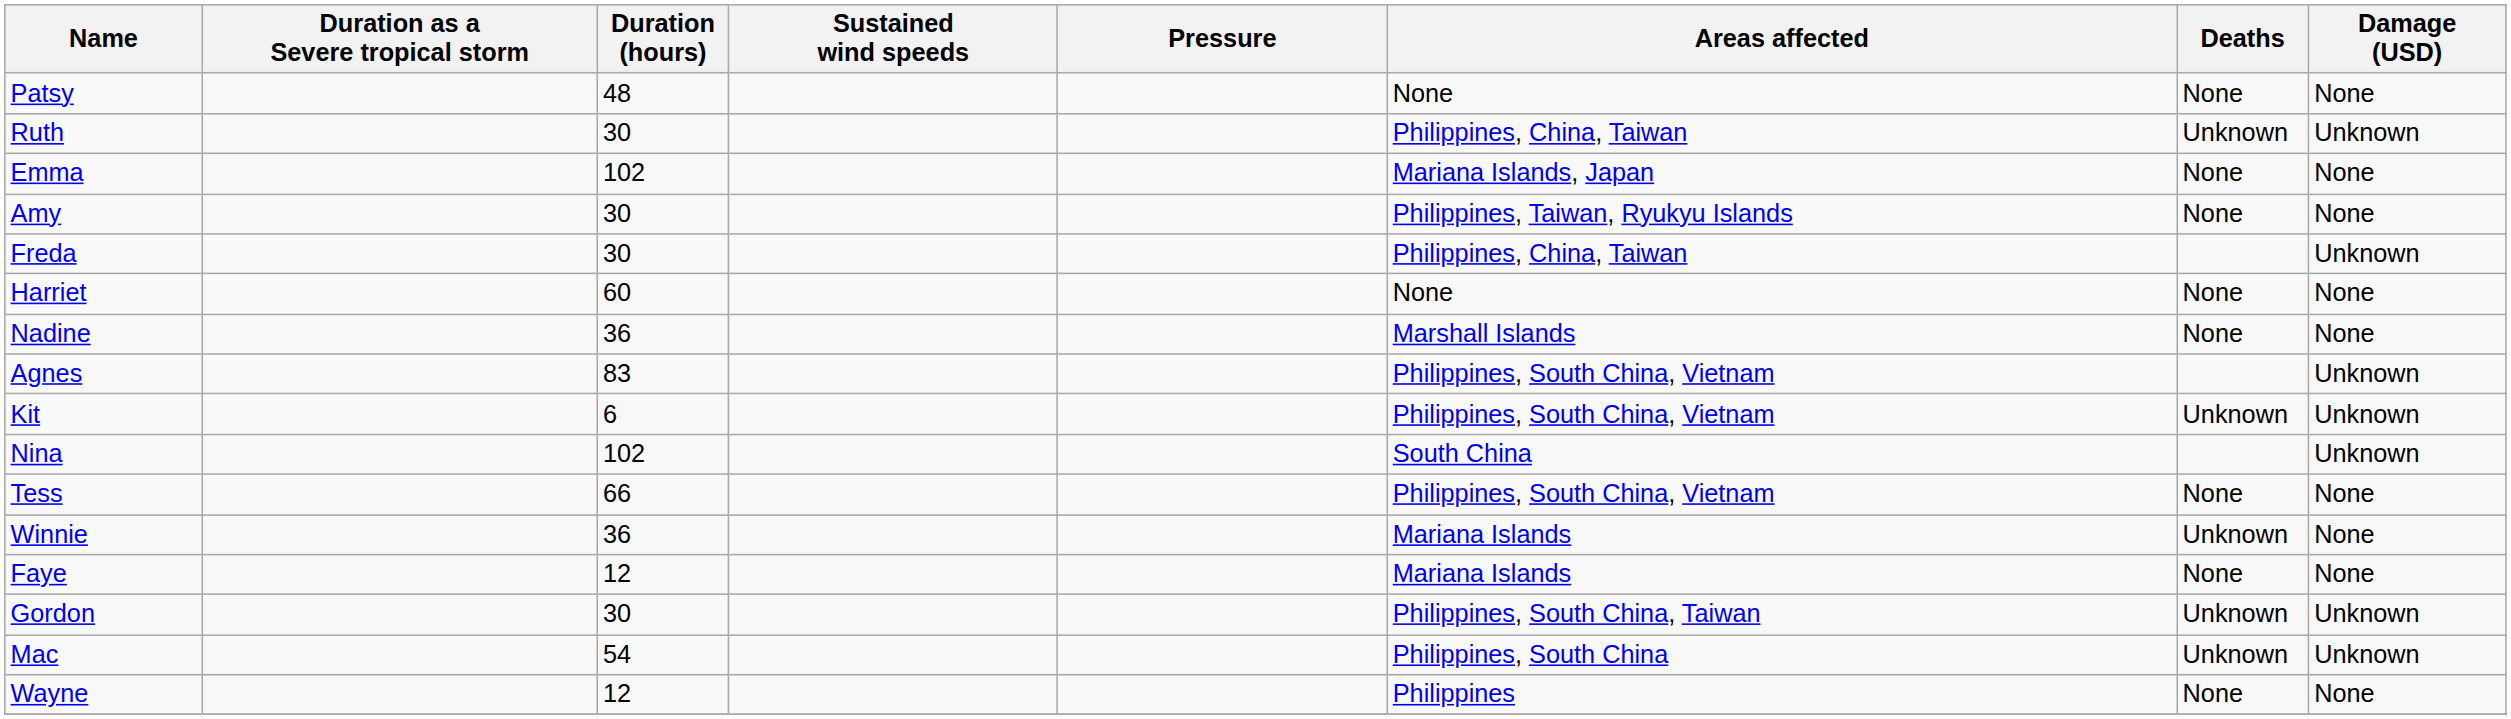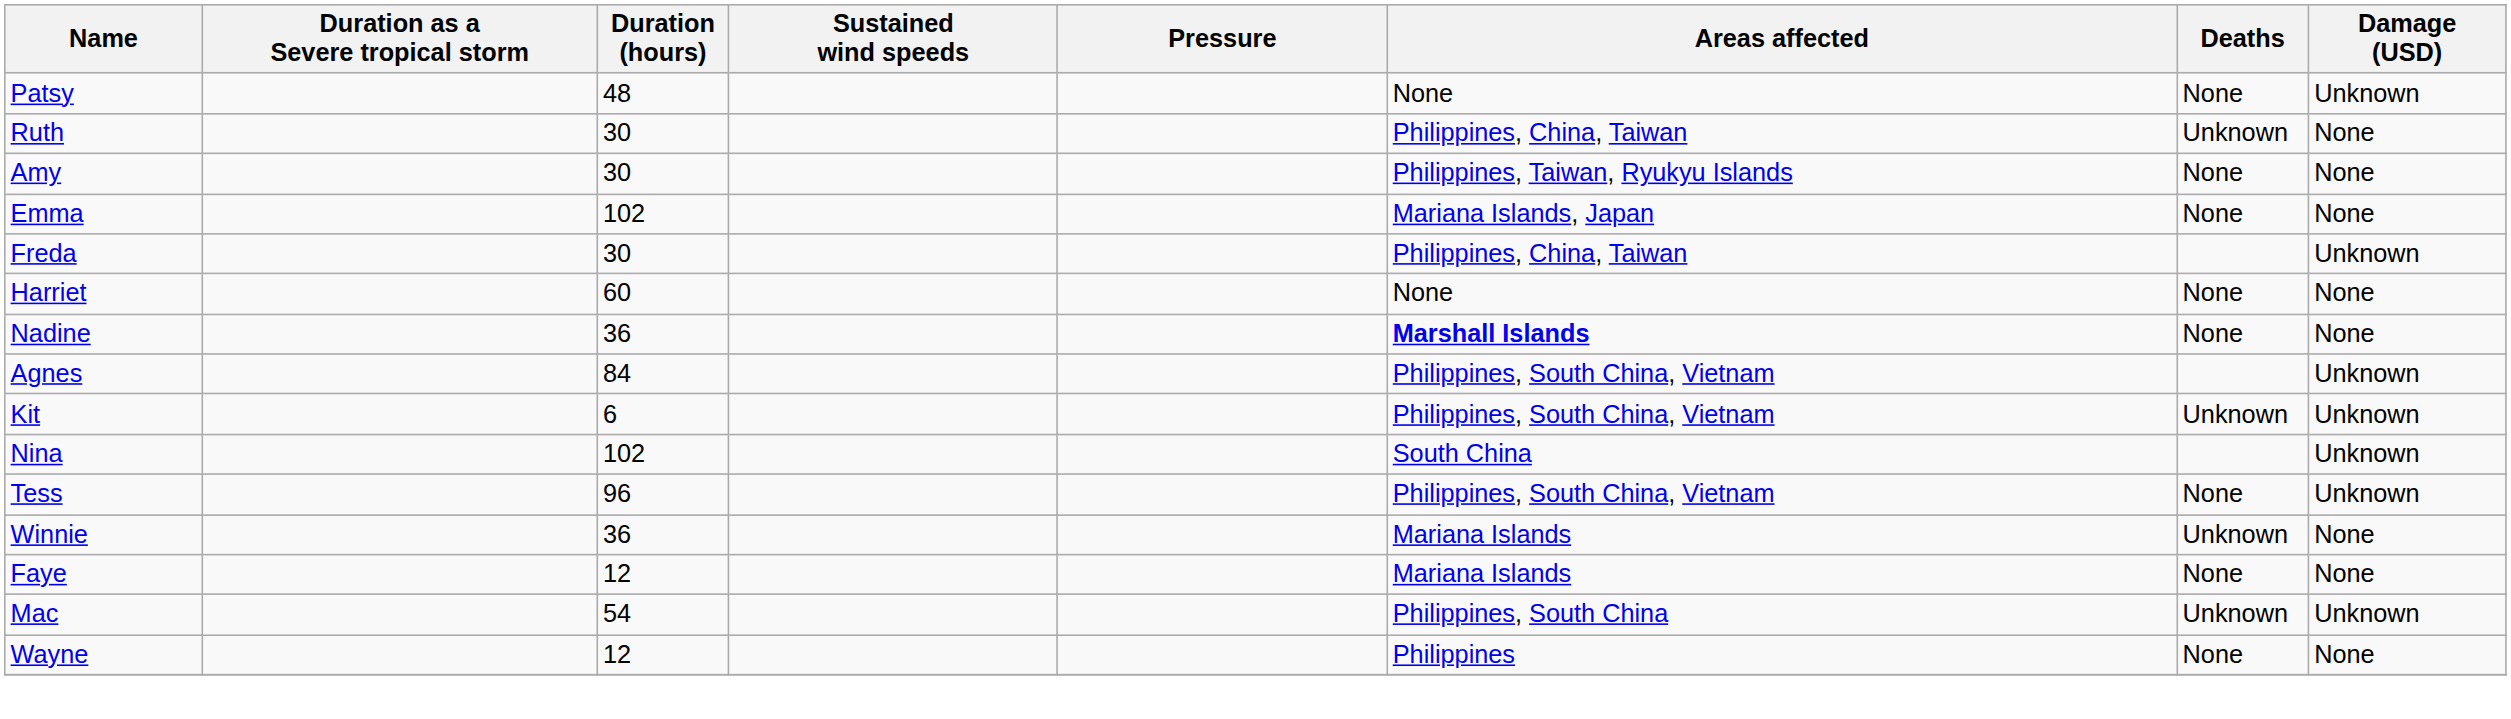(2344, 93) None -> (2367, 93) Unknown
(2367, 133) Unknown -> (2344, 133) None
rows swapped: (36, 213) <-> (47, 173)
(1484, 333) normal -> (1491, 333) bold
(617, 373) 83 -> (617, 373) 84
(617, 494) 66 -> (617, 494) 96
(2344, 494) None -> (2367, 494) Unknown
- row: (53, 614)
